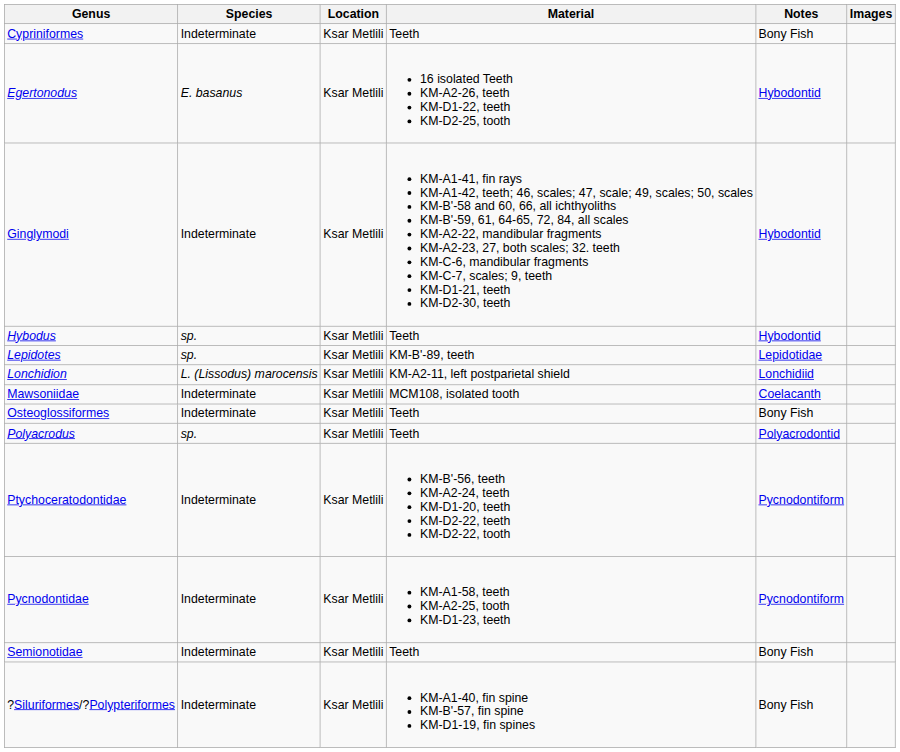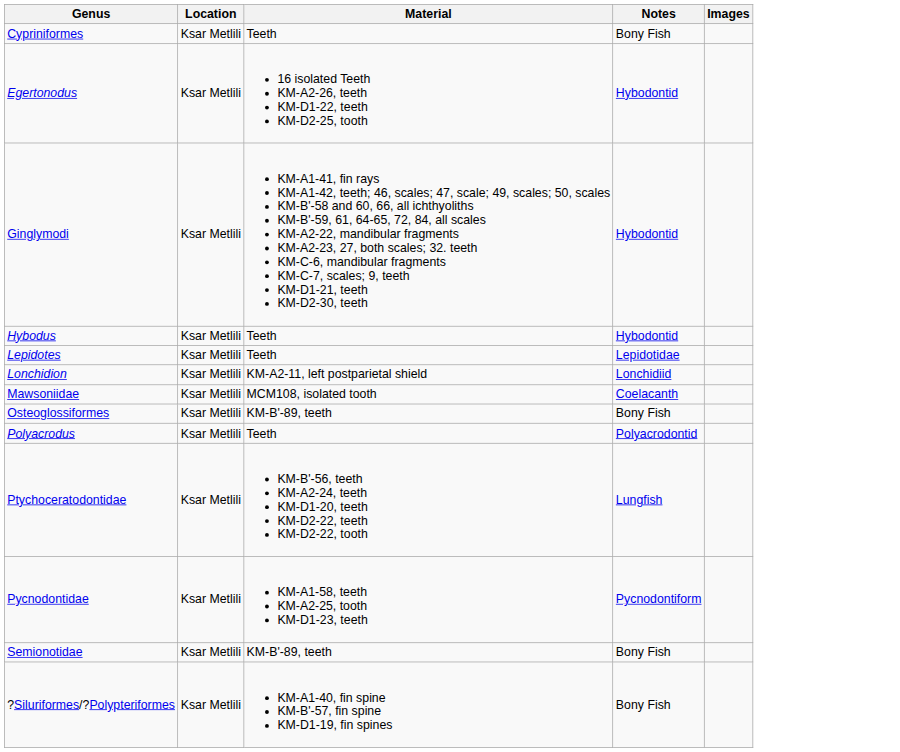- column: (249, 14)
(432, 355) KM-B'-89, teeth -> (262, 355) Teeth
(404, 413) Teeth -> (289, 413) KM-B'-89, teeth
(801, 499) Pycnodontiform -> (639, 499) Lungfish
(404, 652) Teeth -> (289, 652) KM-B'-89, teeth
